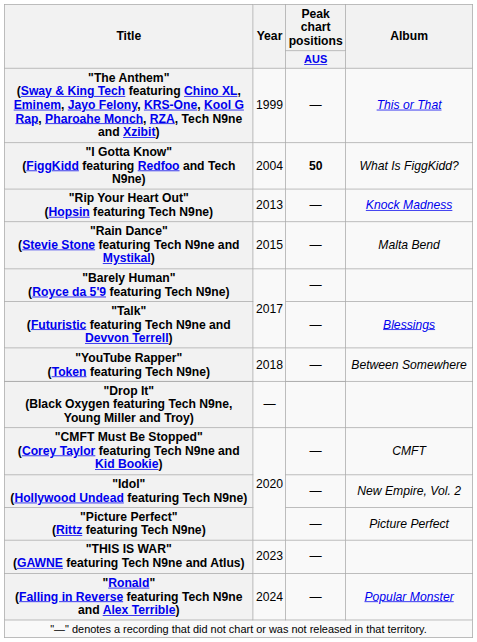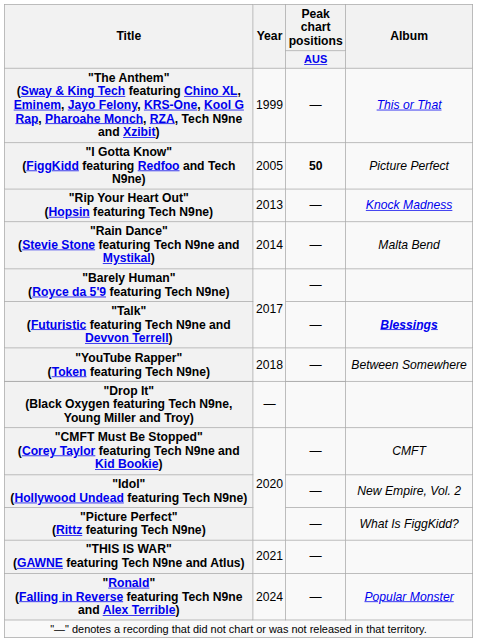(270, 165) 2004 -> (270, 165) 2005
(409, 165) What Is FiggKidd? -> (409, 165) Picture Perfect
(270, 245) 2015 -> (270, 245) 2014
(409, 324) normal -> (409, 324) bold
(409, 524) Picture Perfect -> (409, 524) What Is FiggKidd?
(270, 556) 2023 -> (270, 556) 2021
